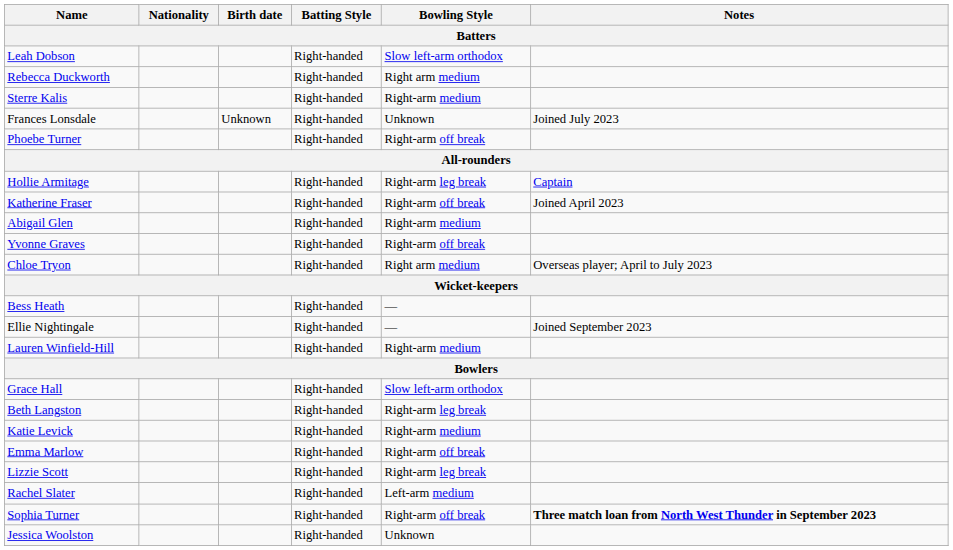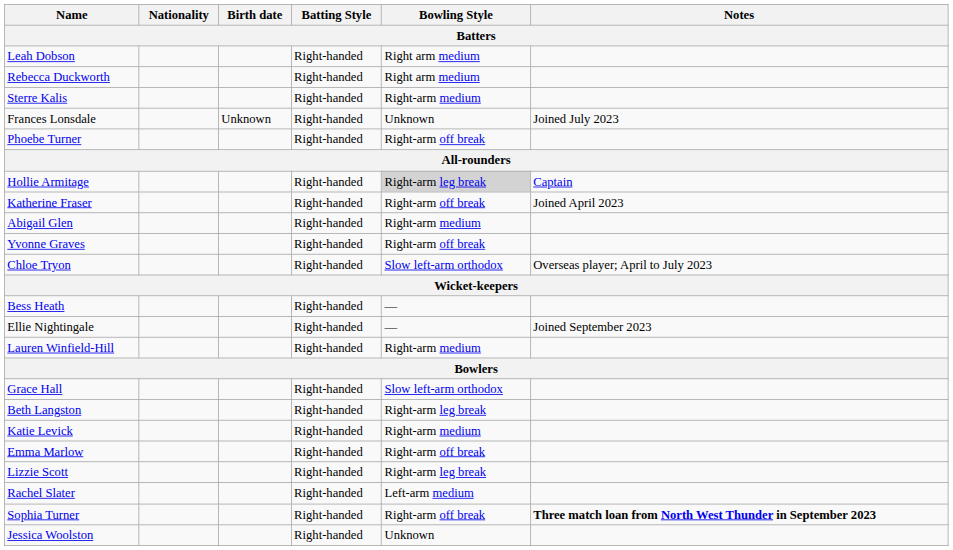(444, 56) Slow left-arm orthodox -> (432, 56) Right arm medium
(435, 181) no background -> (435, 181) lightgrey background
(432, 264) Right arm medium -> (444, 264) Slow left-arm orthodox
